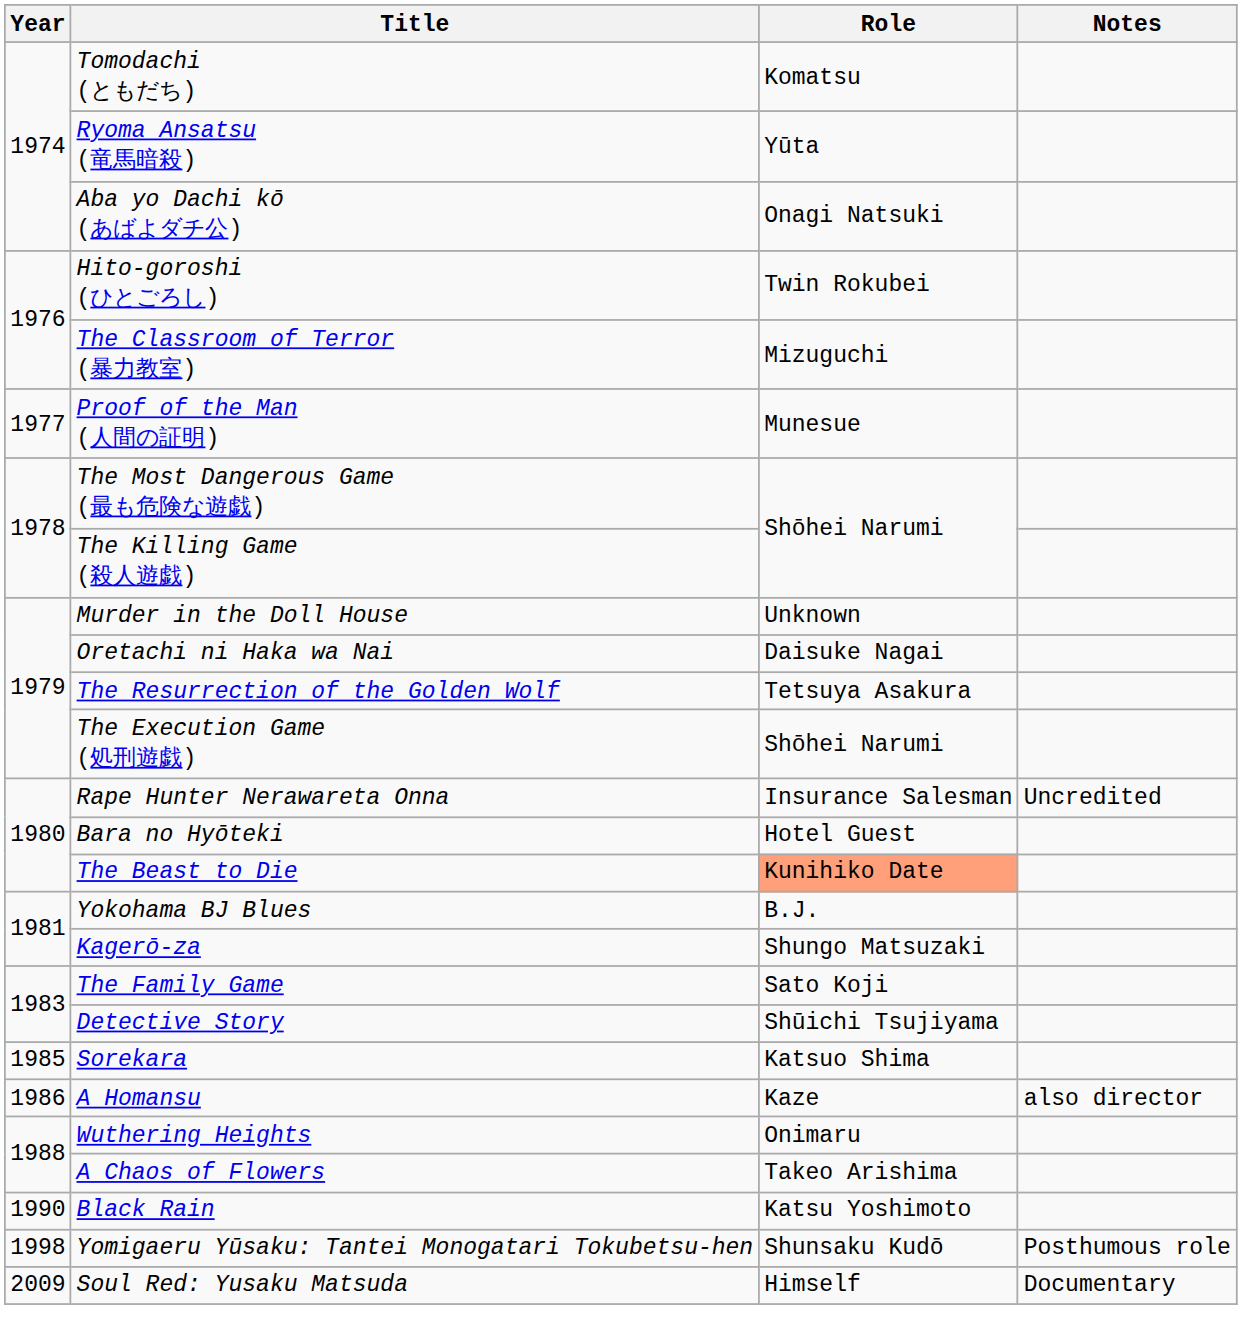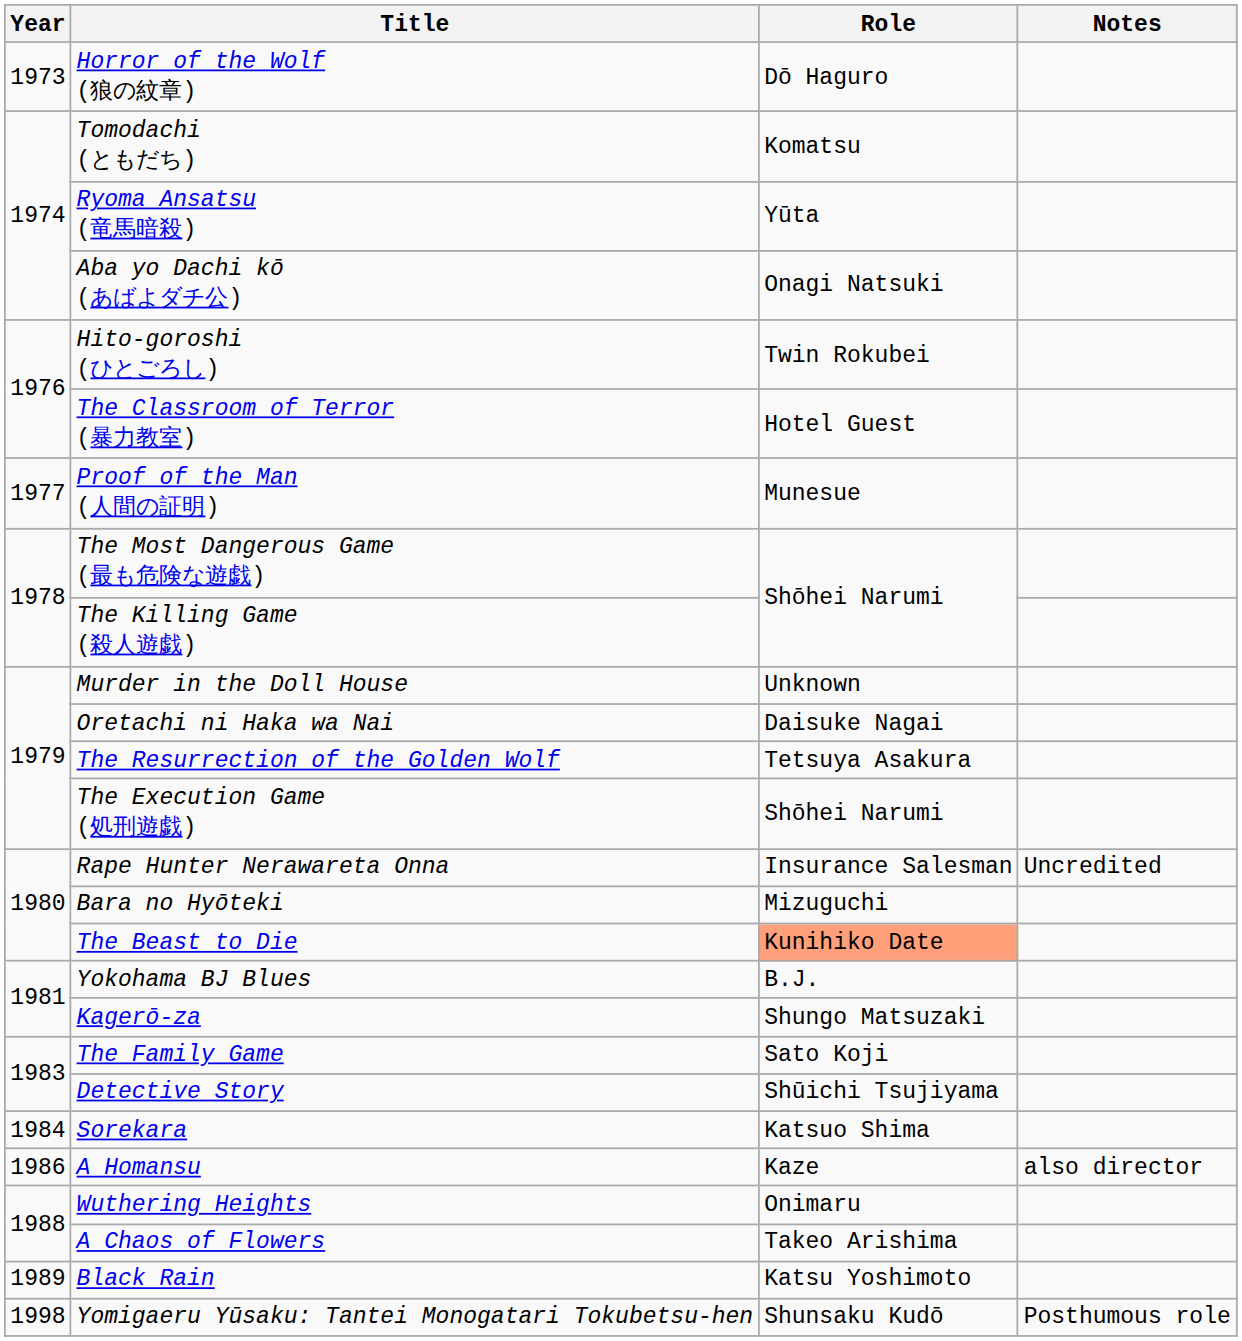+ row: (201, 76)
(826, 355) Mizuguchi -> (840, 424) Hotel Guest
(840, 835) Hotel Guest -> (826, 905) Mizuguchi
(38, 1060) 1985 -> (38, 1130) 1984
(38, 1210) 1990 -> (38, 1280) 1989
- row: (242, 1285)
